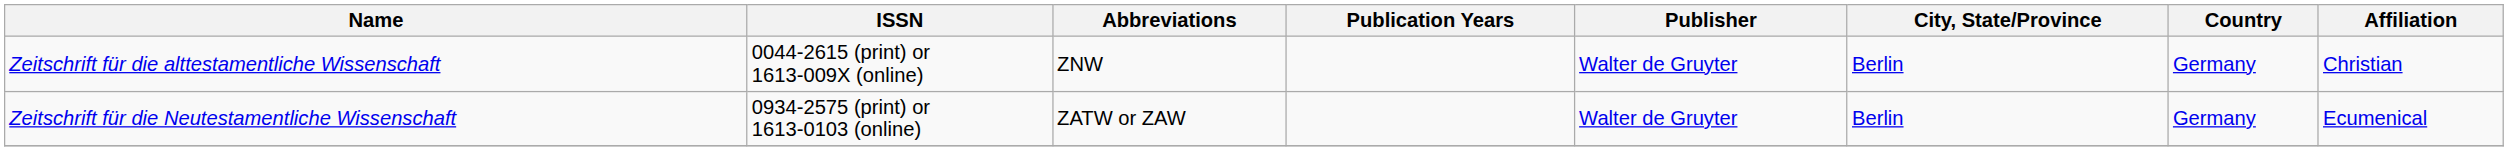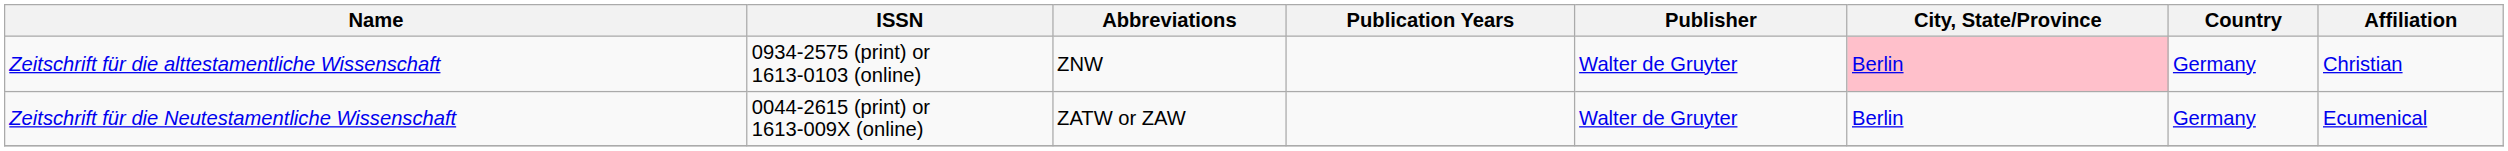(841, 63) 0044-2615 (print) or 1613-009X (online) -> (841, 63) 0934-2575 (print) or 1613-0103 (online)
(1878, 63) no background -> (1878, 63) pink background
(841, 118) 0934-2575 (print) or 1613-0103 (online) -> (841, 118) 0044-2615 (print) or 1613-009X (online)
